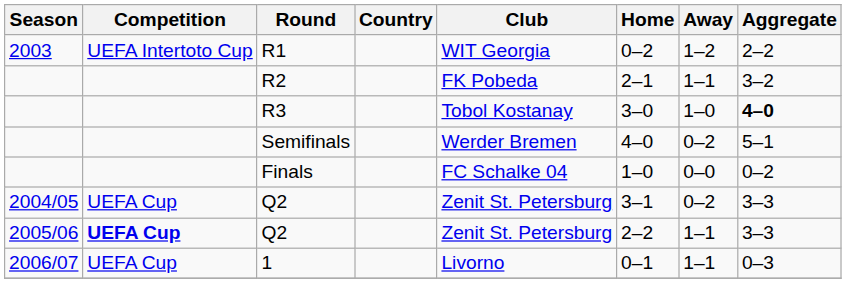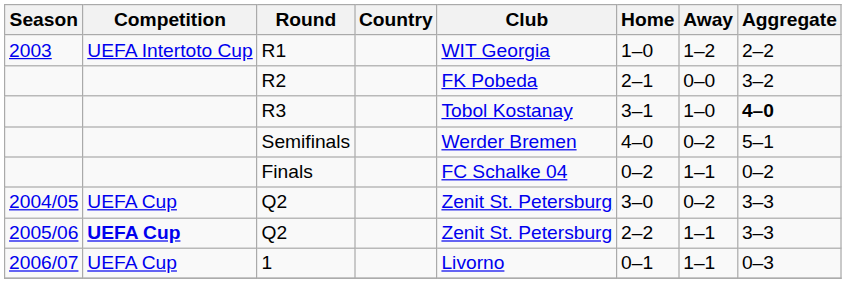(637, 50) 0–2 -> (637, 50) 1–0
(699, 80) 1–1 -> (699, 80) 0–0
(637, 111) 3–0 -> (637, 111) 3–1
(637, 171) 1–0 -> (637, 171) 0–2
(699, 171) 0–0 -> (699, 171) 1–1
(637, 202) 3–1 -> (637, 202) 3–0
